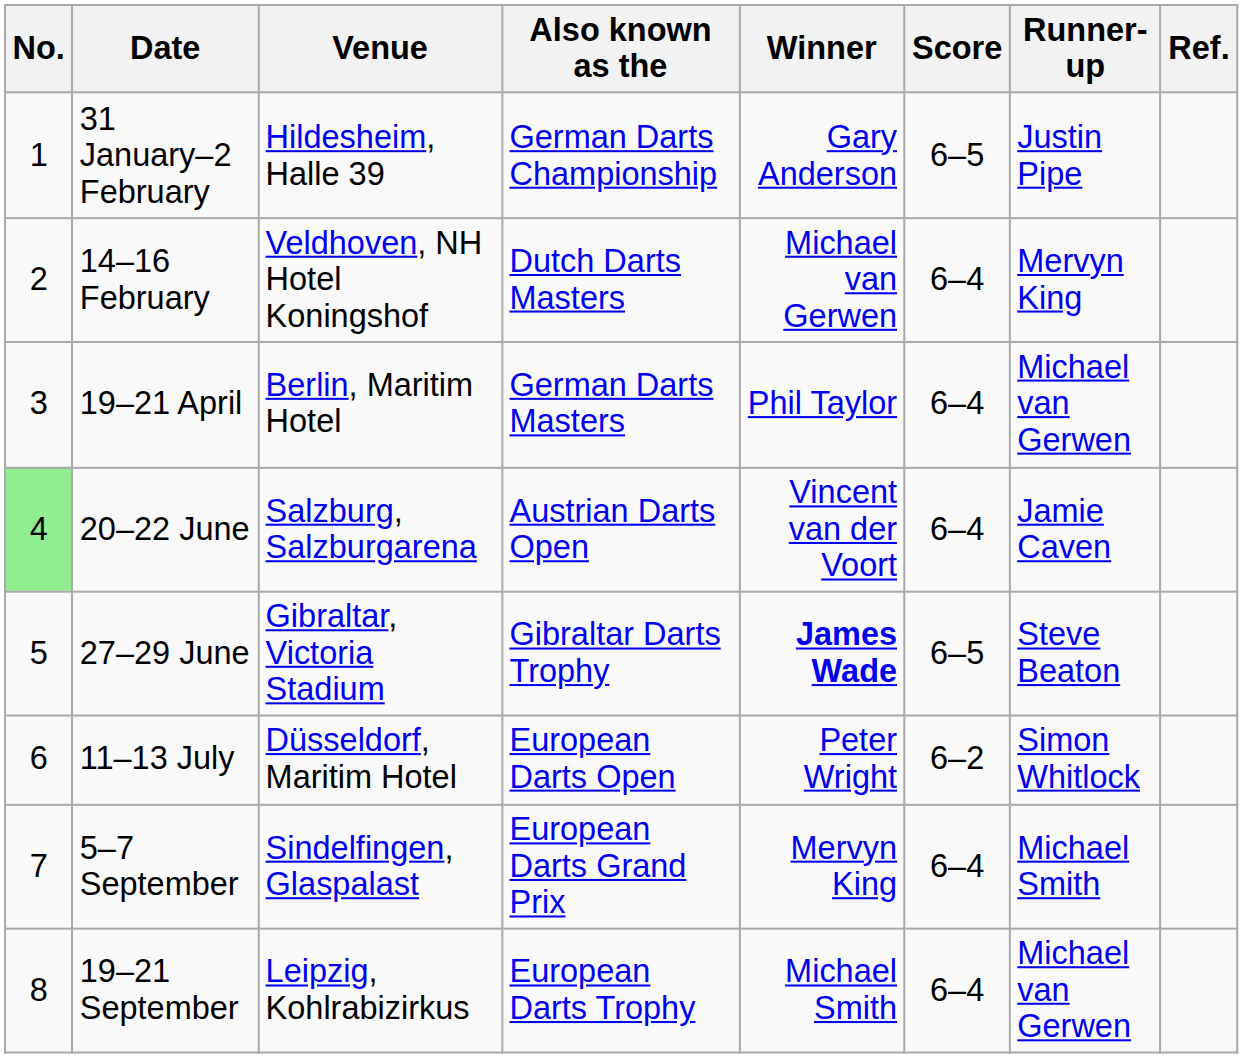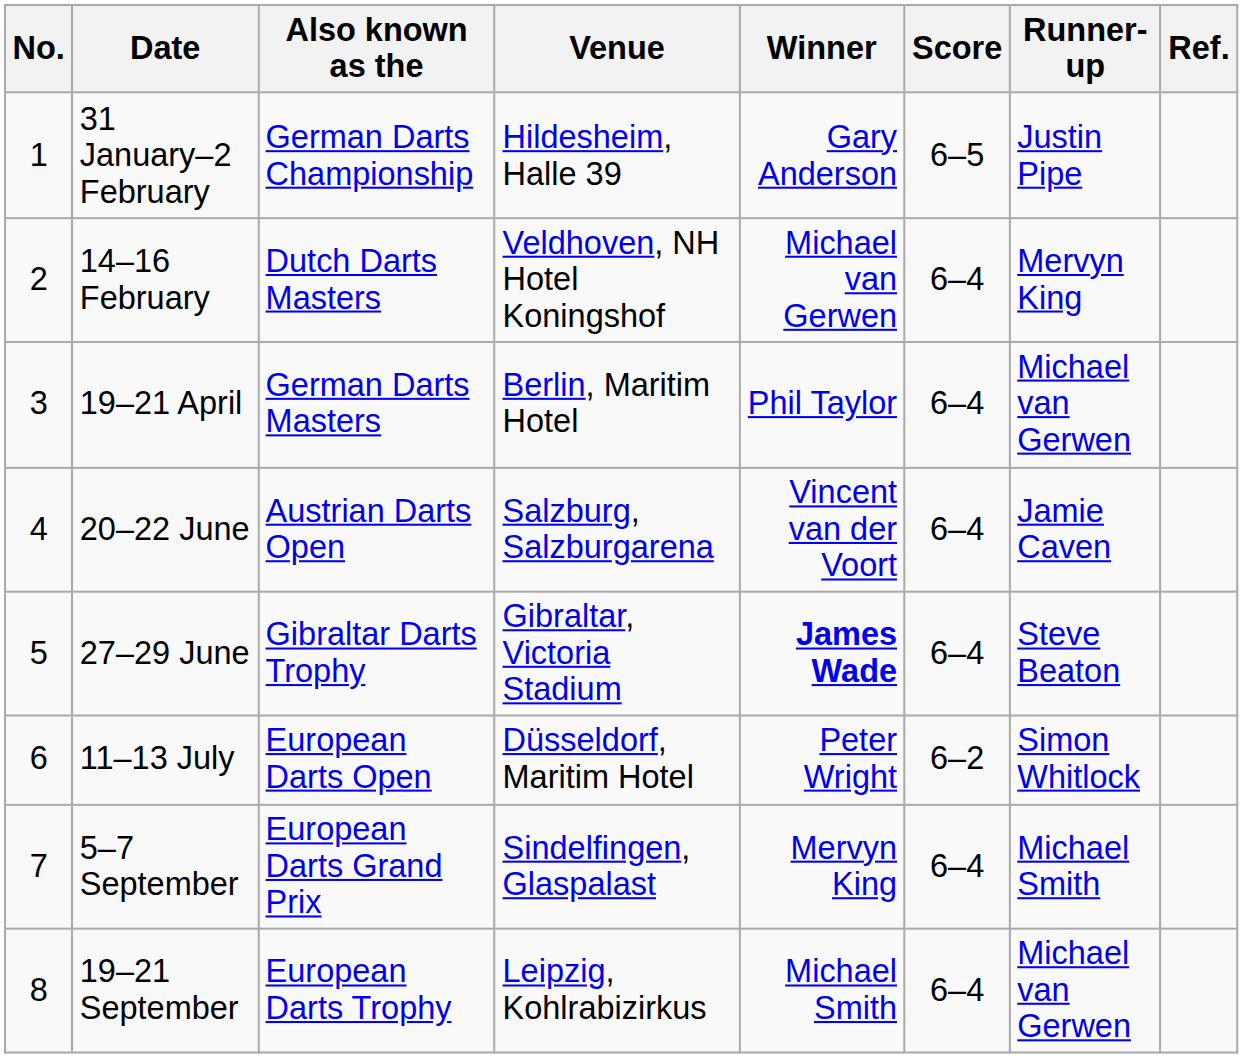columns swapped: (620, 48) <-> (380, 48)
(39, 528) lightgreen background -> (39, 528) no background
(957, 653) 6–5 -> (957, 653) 6–4
